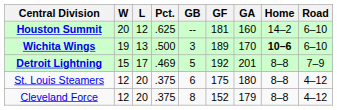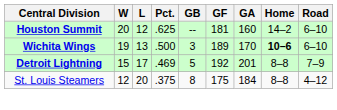(192, 80) 6 -> (192, 80) 8
(247, 80) 180 -> (247, 80) 184
- row: (59, 97)
